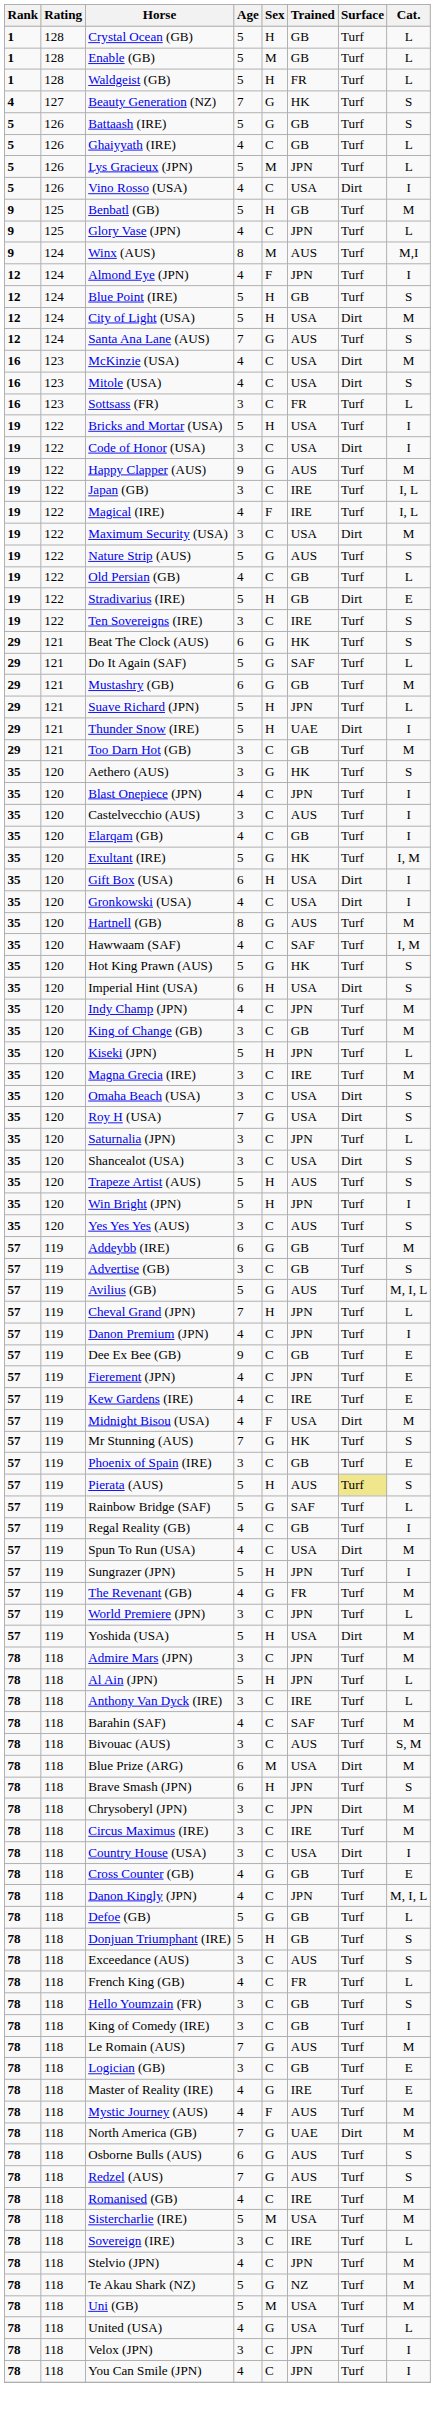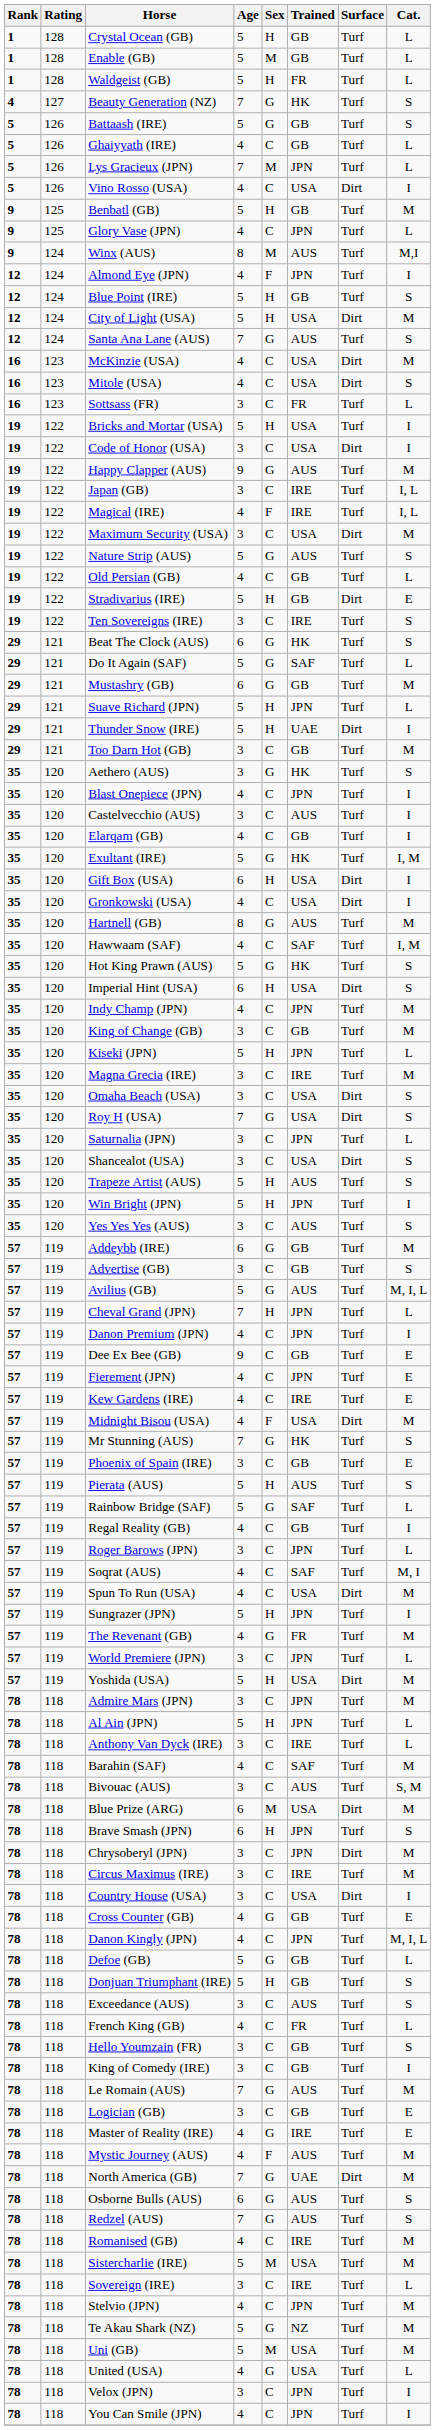(240, 166) 5 -> (240, 166) 7
(352, 1485) khaki background -> (352, 1485) no background
+ row: (143, 1550)
+ row: (124, 1571)
